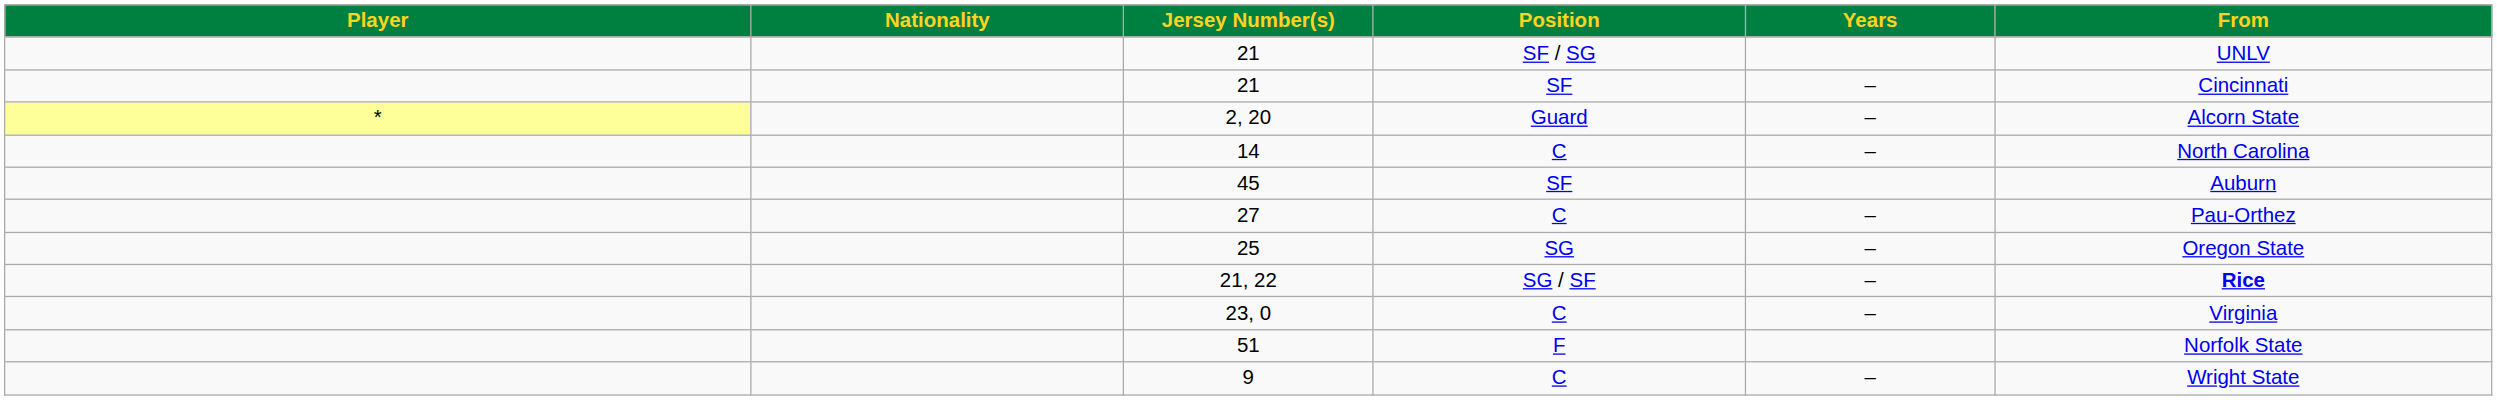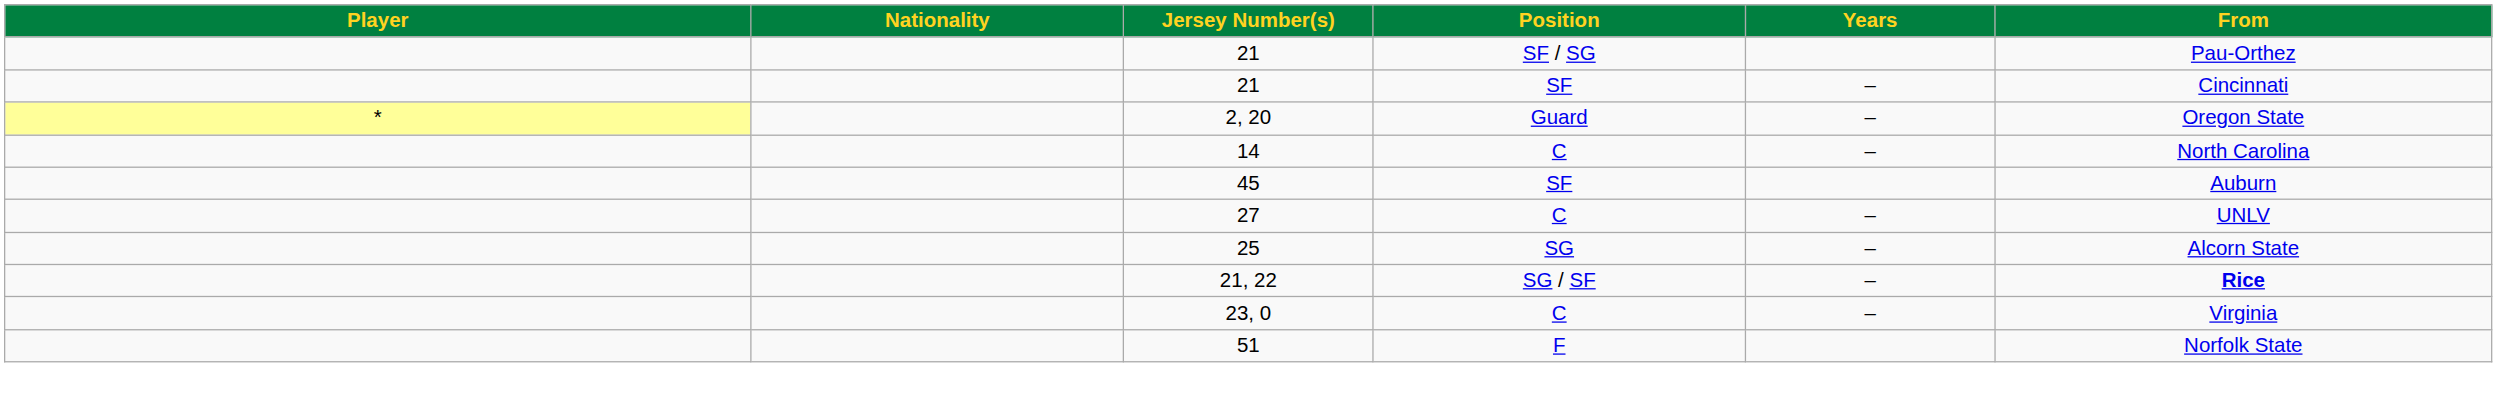(2243, 53) UNLV -> (2243, 53) Pau-Orthez
(2243, 118) Alcorn State -> (2243, 118) Oregon State
(2243, 215) Pau-Orthez -> (2243, 215) UNLV
(2243, 248) Oregon State -> (2243, 248) Alcorn State
- row: (1248, 378)
